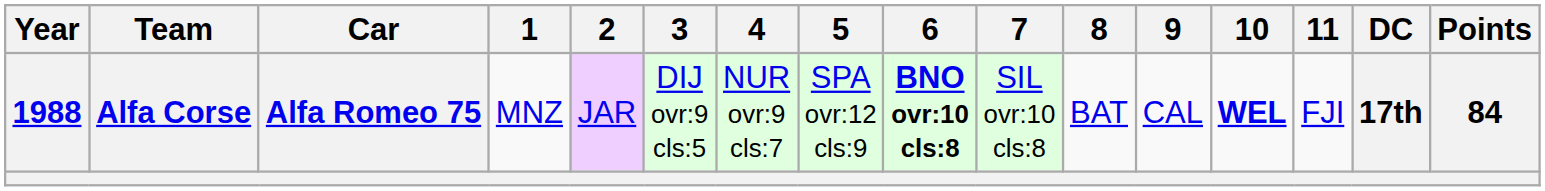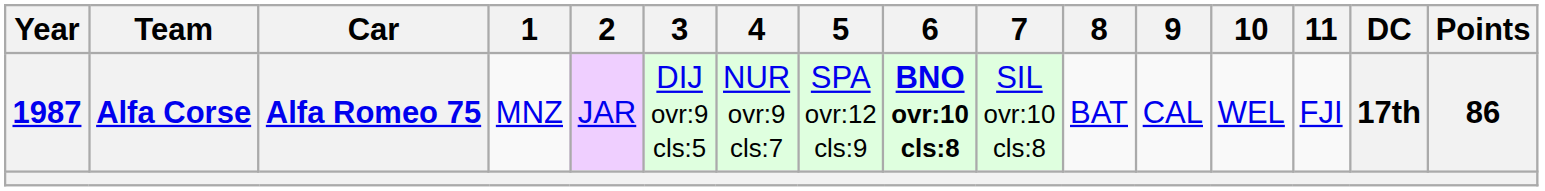(47, 112) 1988 -> (47, 112) 1987
(1252, 112) bold -> (1251, 112) normal
(1485, 112) 84 -> (1483, 112) 86
